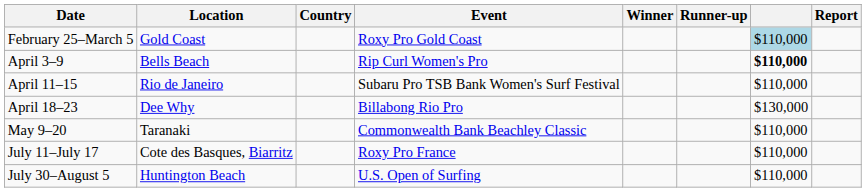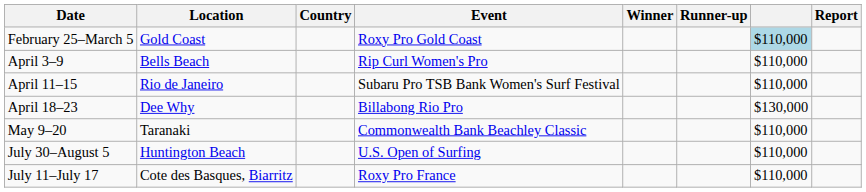(781, 61) bold -> (781, 61) normal
rows swapped: (53, 152) <-> (59, 175)
